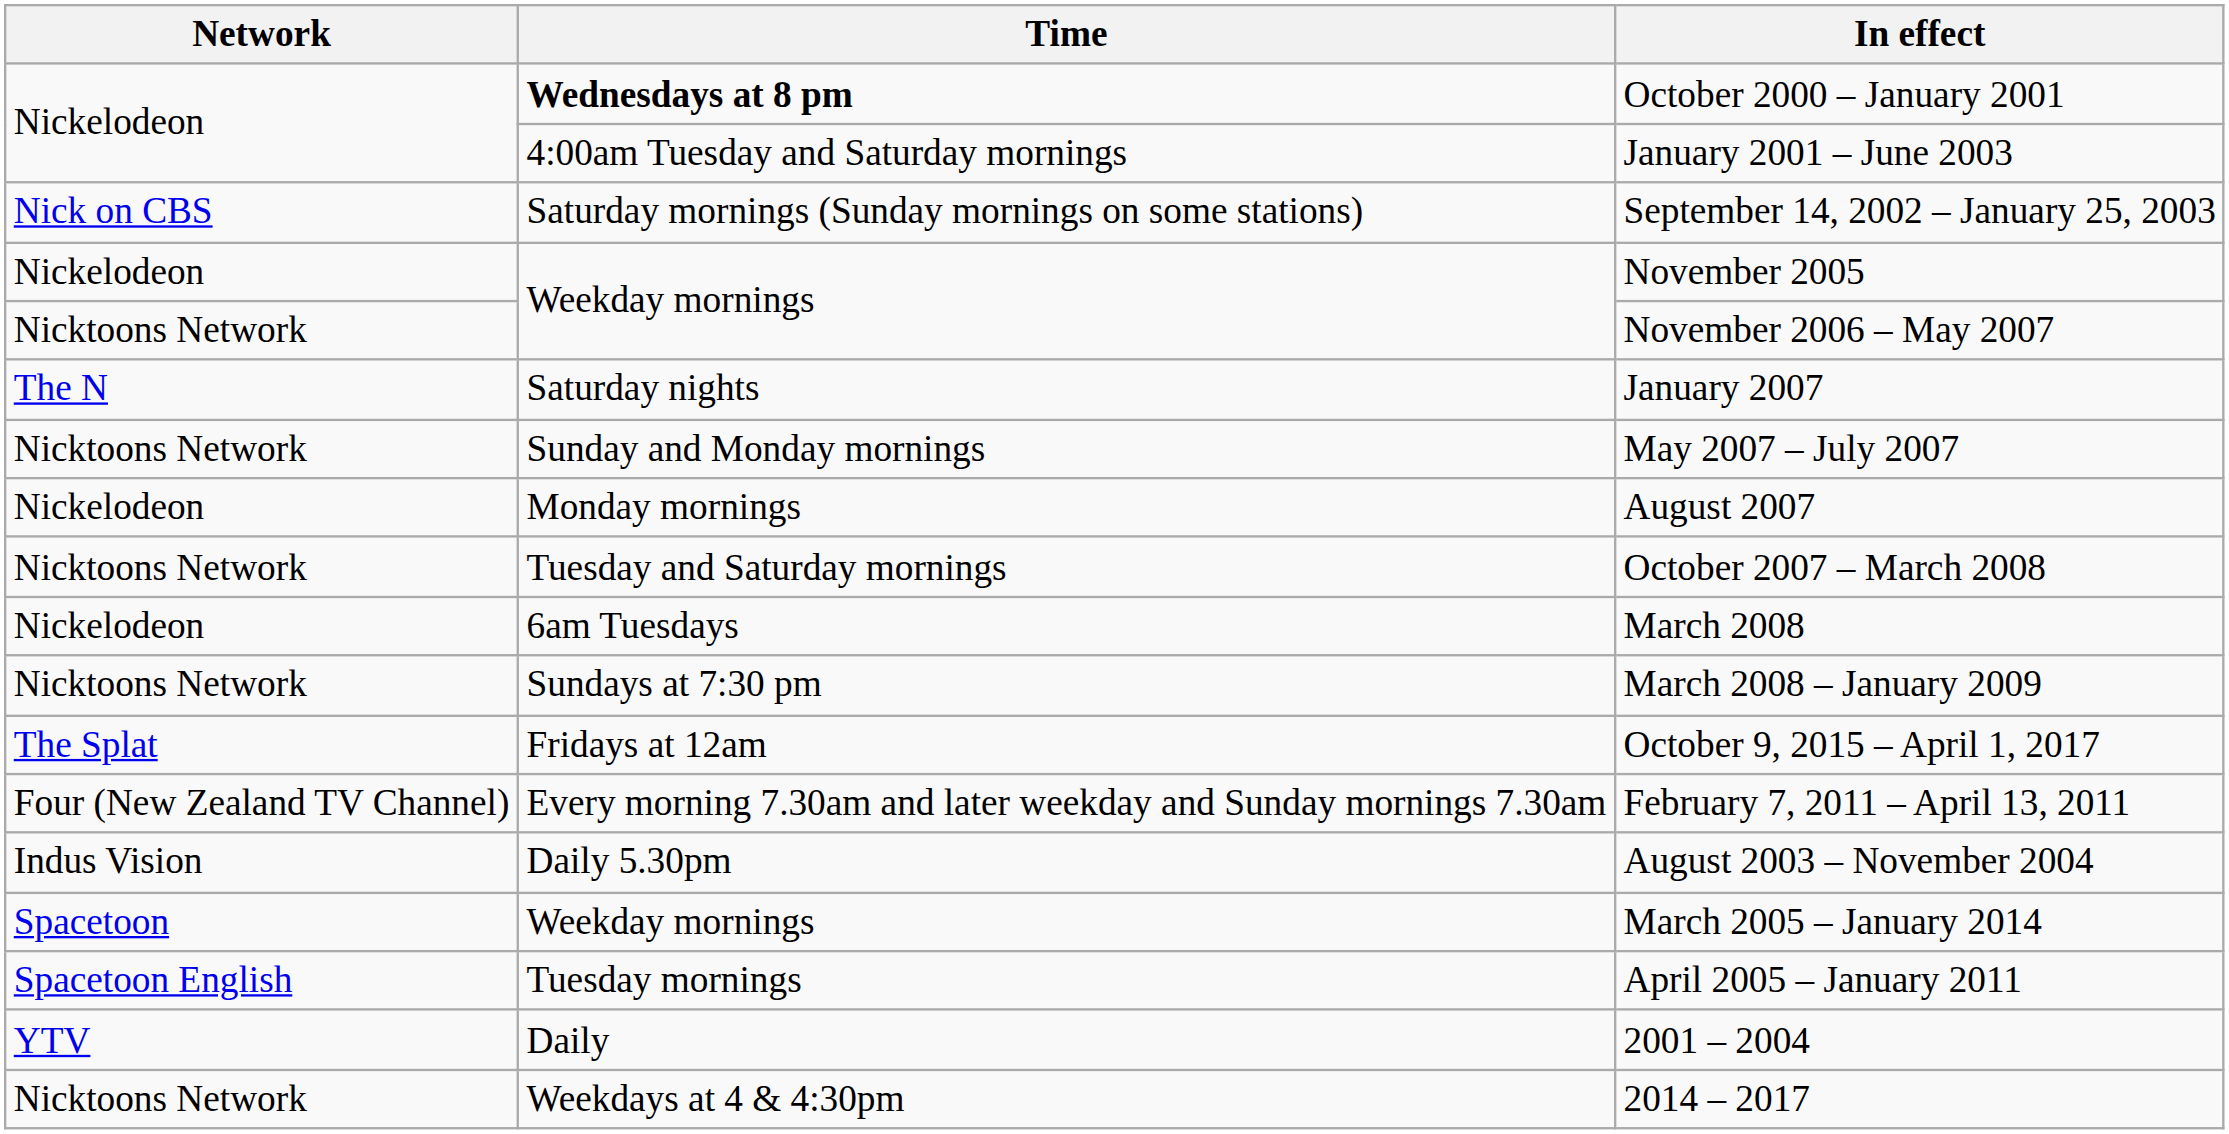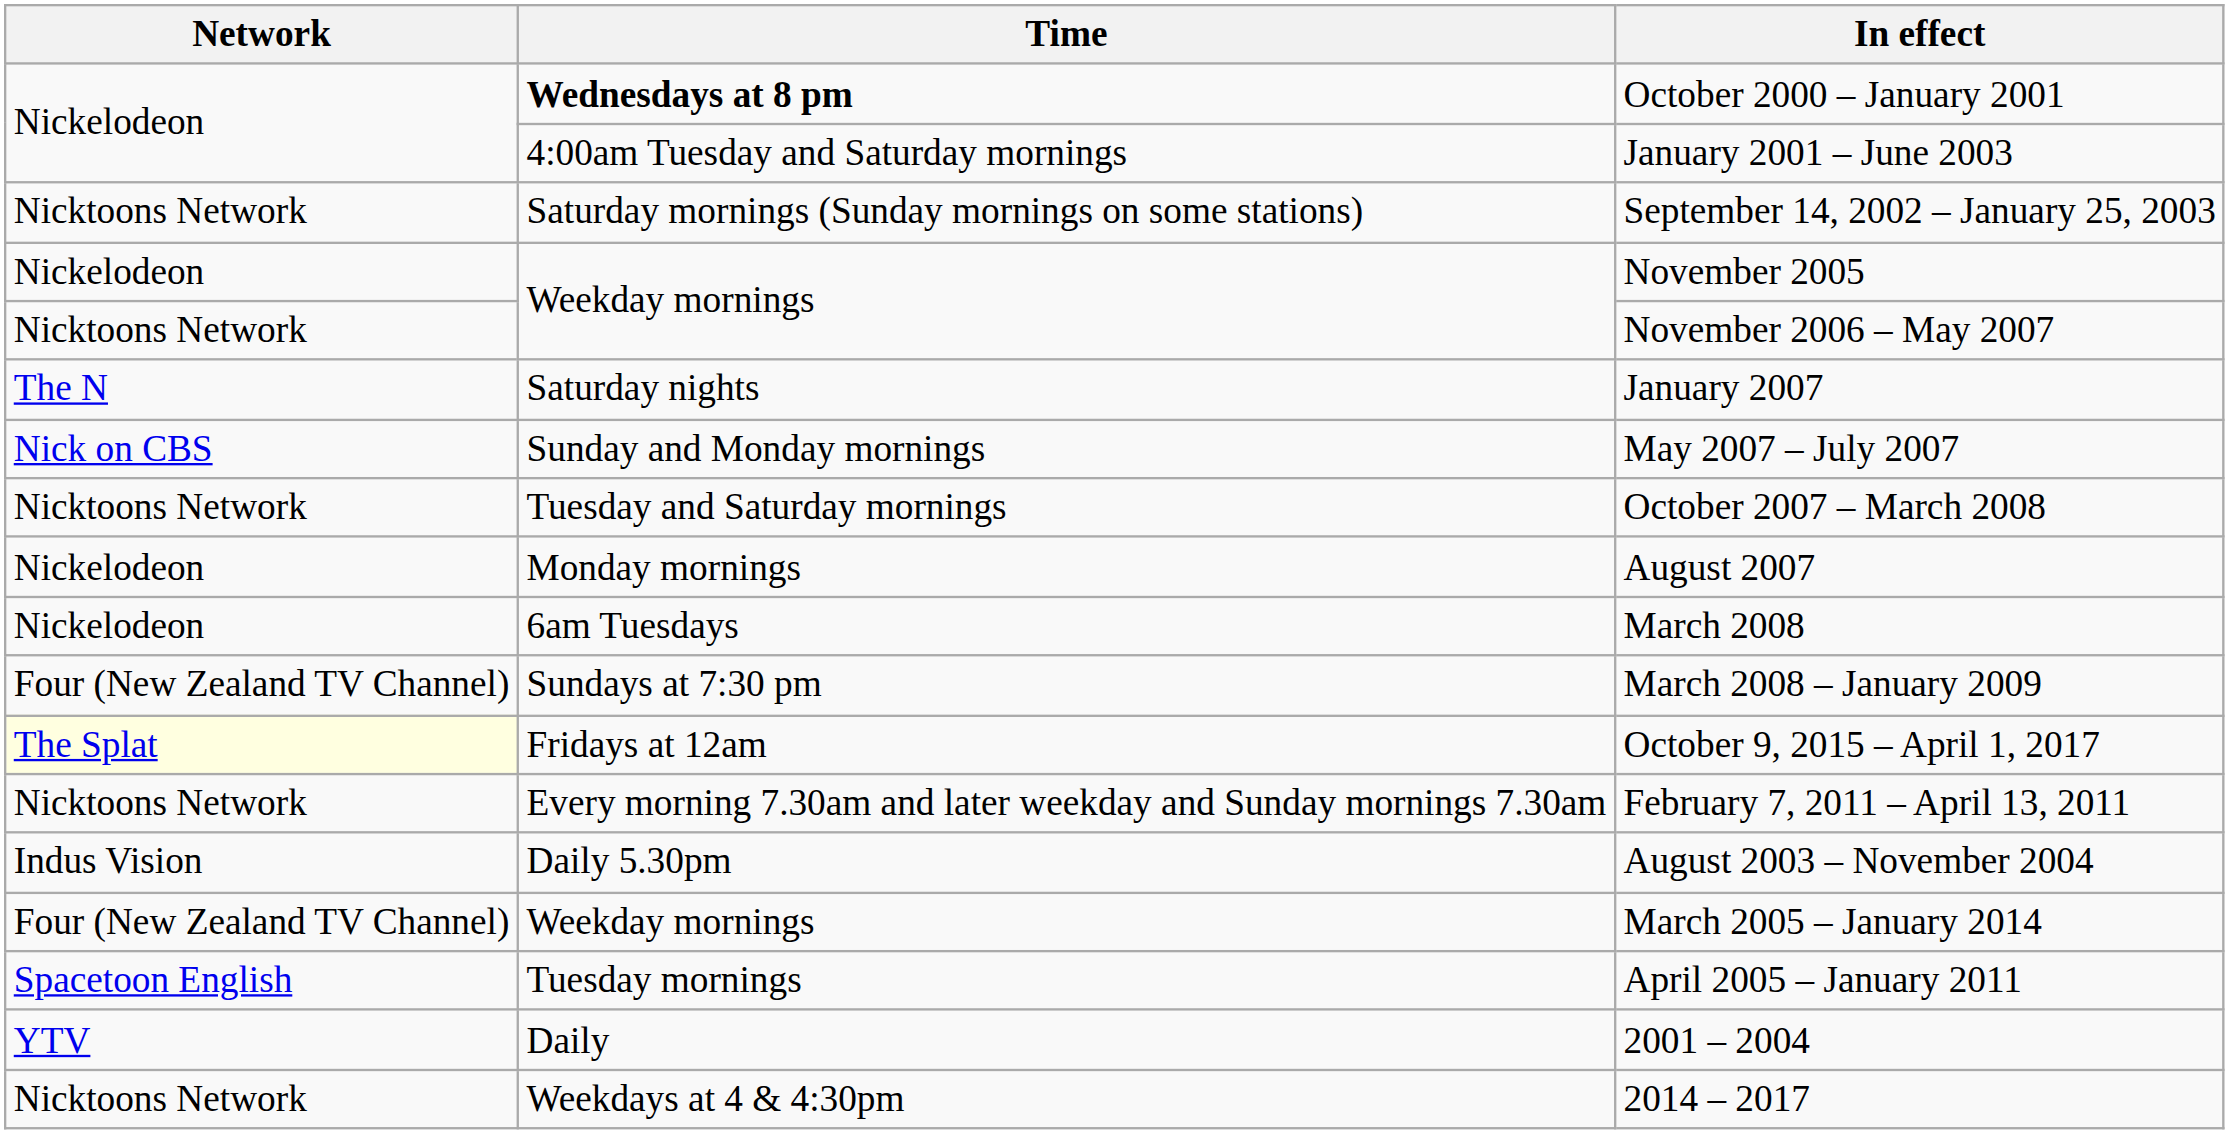(113, 211) Nick on CBS -> (160, 211) Nicktoons Network
(160, 447) Nicktoons Network -> (113, 447) Nick on CBS
rows swapped: (1719, 507) <-> (1835, 566)
(160, 684) Nicktoons Network -> (262, 684) Four (New Zealand TV Channel)
(86, 743) no background -> (86, 743) lightyellow background
(262, 802) Four (New Zealand TV Channel) -> (160, 802) Nicktoons Network
(91, 920) Spacetoon -> (262, 920) Four (New Zealand TV Channel)
